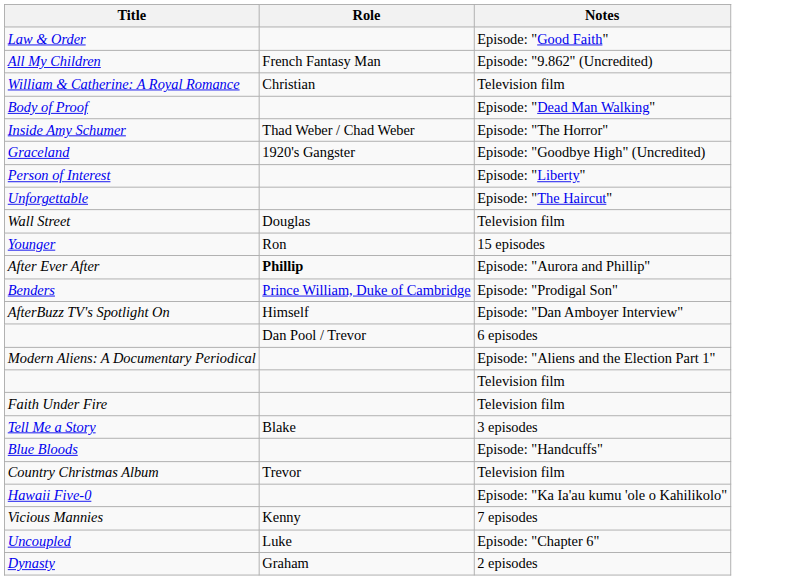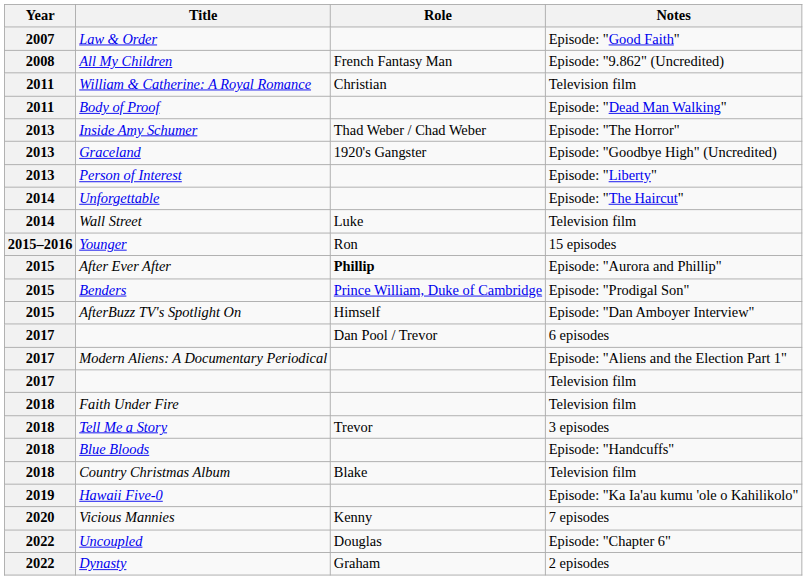+ column: (40, 15)
(286, 221) Douglas -> (349, 221) Luke
(279, 426) Blake -> (353, 426) Trevor
(282, 472) Trevor -> (351, 472) Blake
(277, 541) Luke -> (358, 541) Douglas
